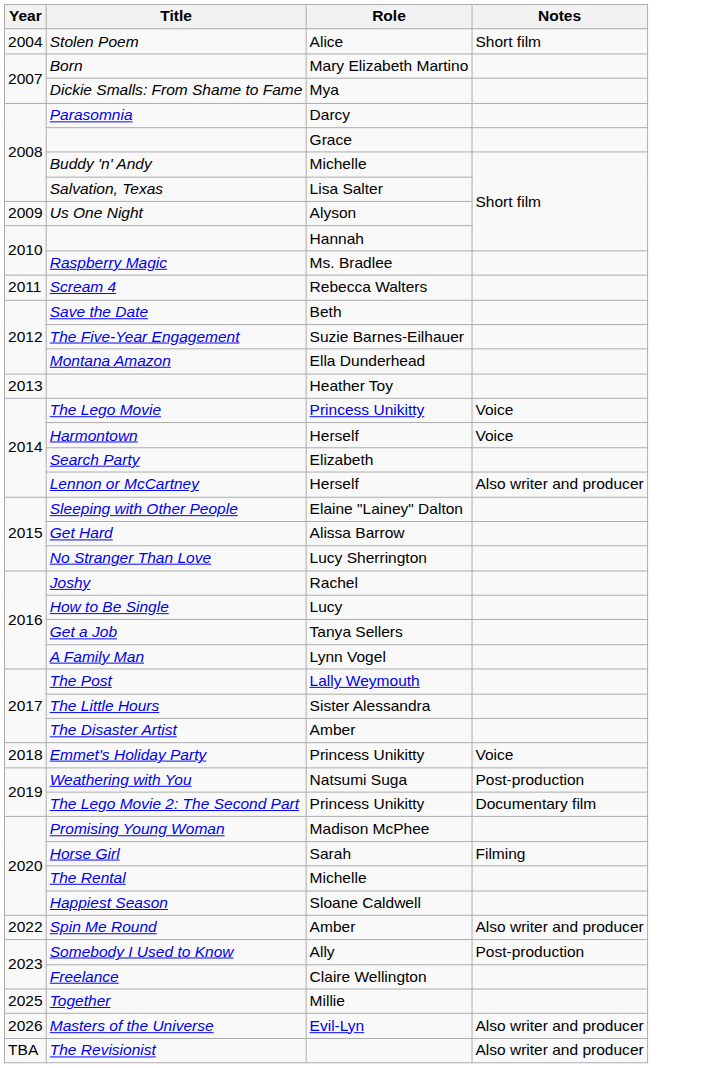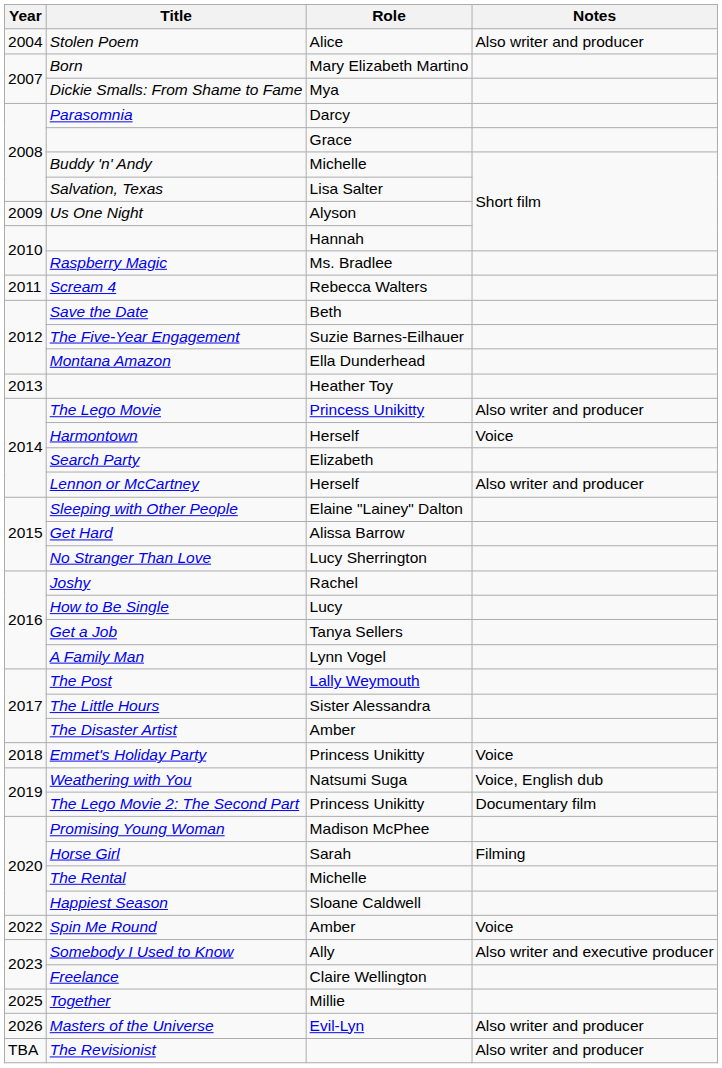(508, 41) Short film -> (560, 41) Also writer and producer
(494, 410) Voice -> (560, 410) Also writer and producer
(530, 779) Post-production -> (539, 779) Voice, English dub
(560, 927) Also writer and producer -> (494, 927) Voice
(530, 952) Post-production -> (595, 952) Also writer and executive producer
